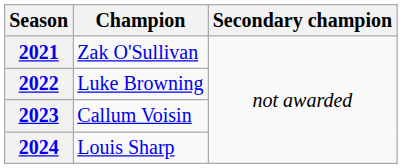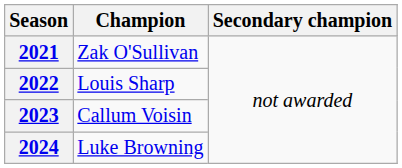(140, 83) Luke Browning -> (126, 83) Louis Sharp
(126, 147) Louis Sharp -> (140, 147) Luke Browning
